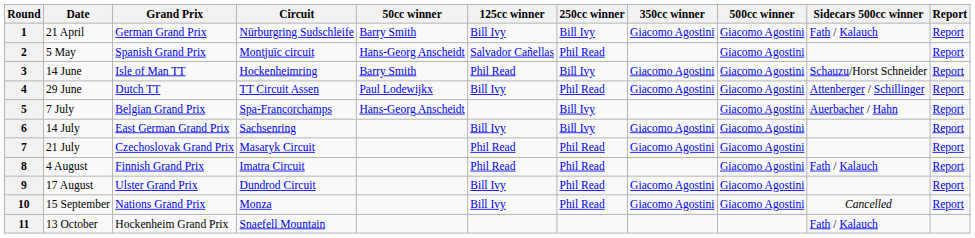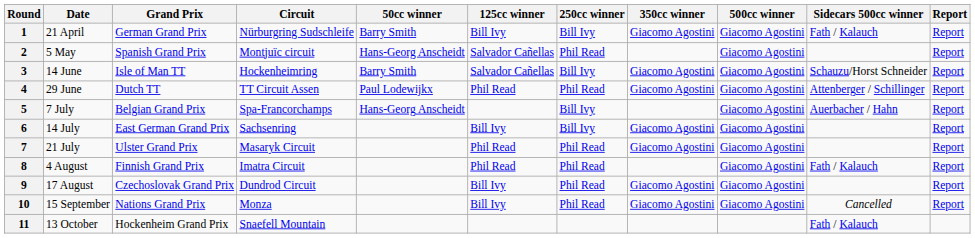(493, 70) Phil Read -> (512, 70) Salvador Cañellas
(488, 89) Bill Ivy -> (493, 89) Phil Read
(175, 147) Czechoslovak Grand Prix -> (156, 147) Ulster Grand Prix
(156, 185) Ulster Grand Prix -> (175, 185) Czechoslovak Grand Prix
